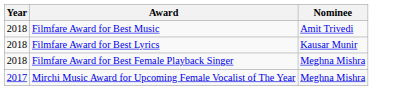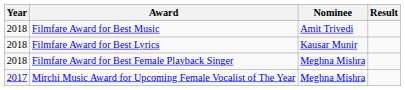+ column: (384, 12)
